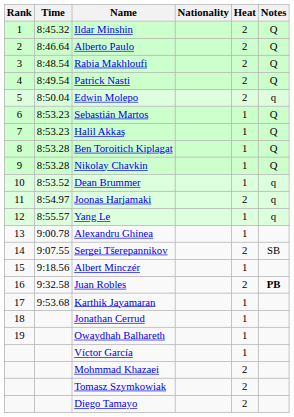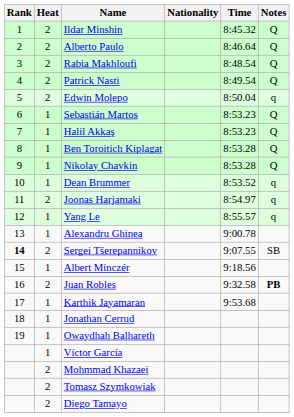columns swapped: (245, 13) <-> (53, 13)
(19, 251) normal -> (19, 251) bold
